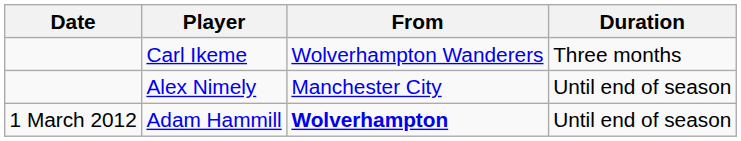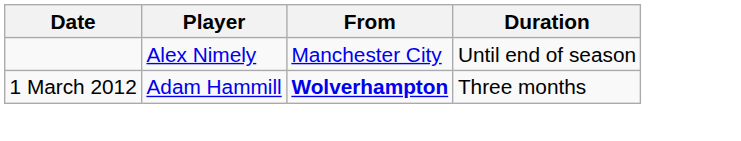- row: (197, 54)
(642, 120) Until end of season -> (522, 87) Three months
